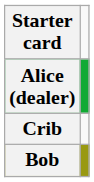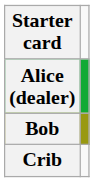rows swapped: (42, 160) <-> (42, 128)
